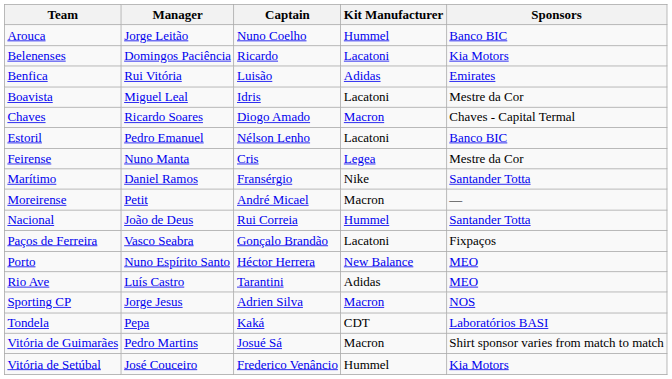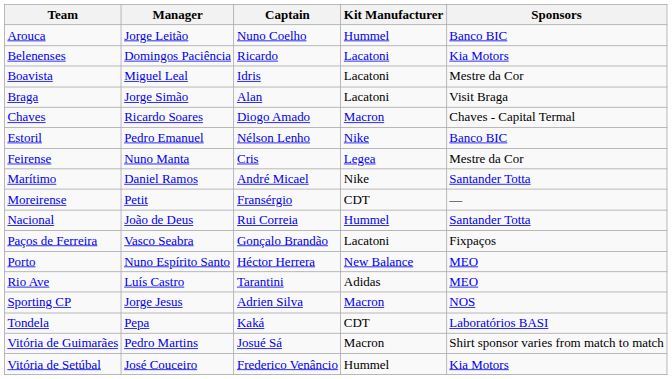- row: (28, 76)
+ row: (23, 96)
(367, 138) Lacatoni -> (356, 138) Nike
(265, 179) Fransérgio -> (273, 179) André Micael
(273, 199) André Micael -> (265, 199) Fransérgio
(364, 199) Macron -> (357, 199) CDT
